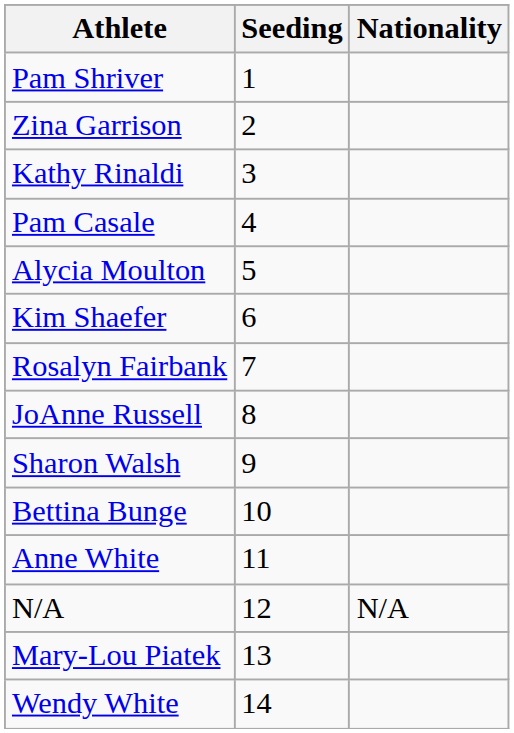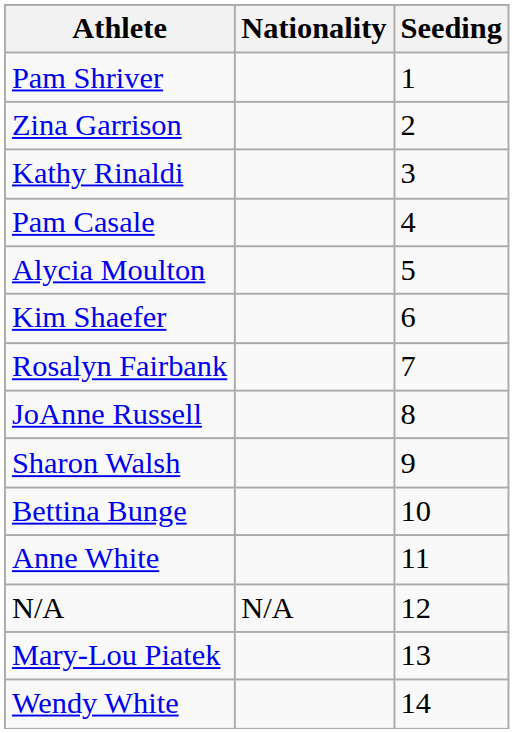columns swapped: (429, 28) <-> (292, 28)
